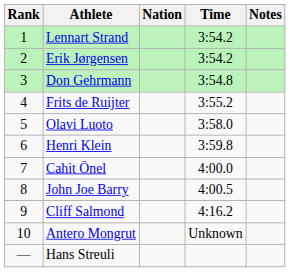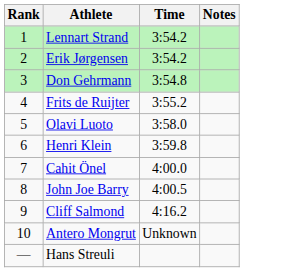- column: (162, 15)
